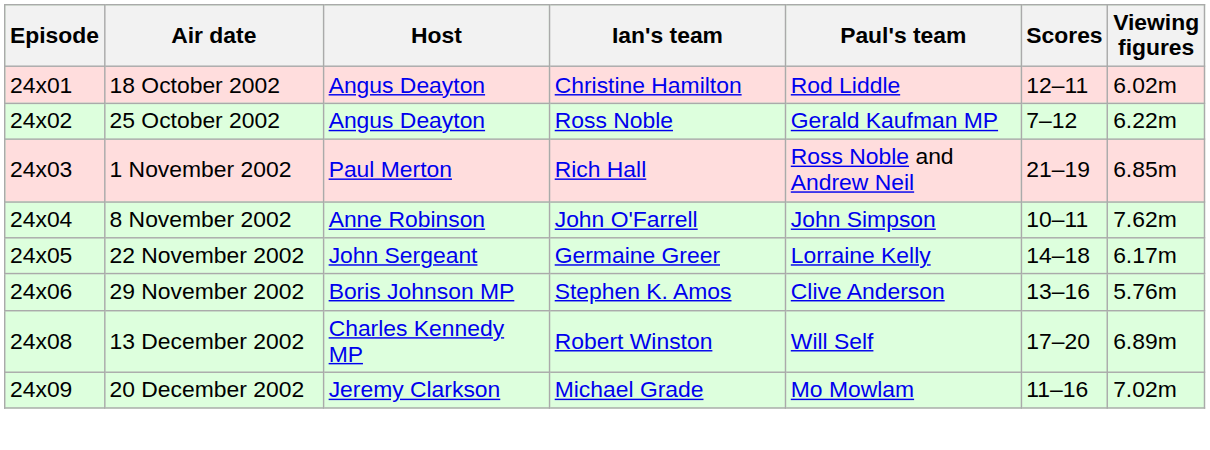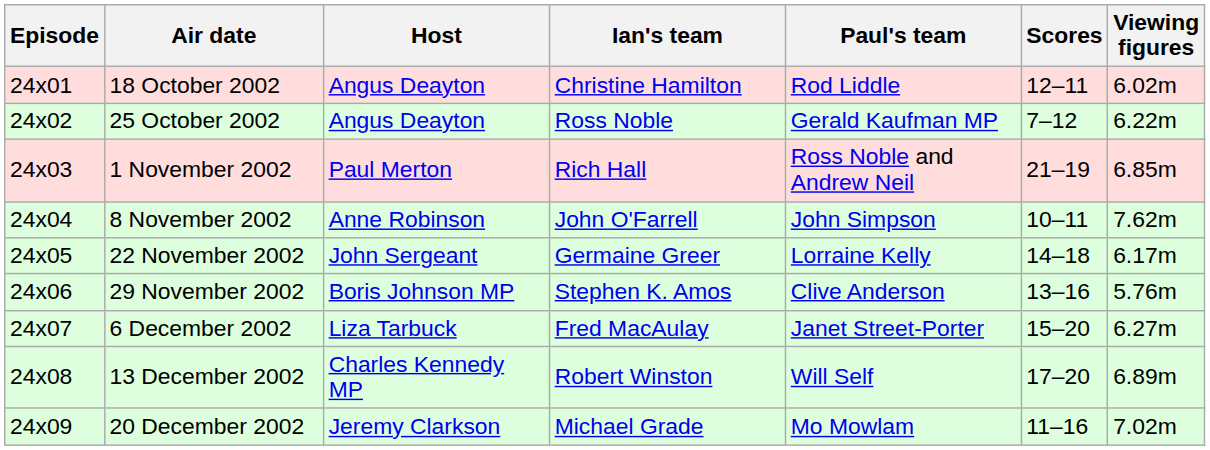+ row: (200, 328)
